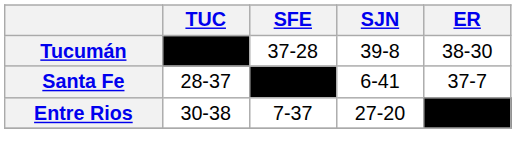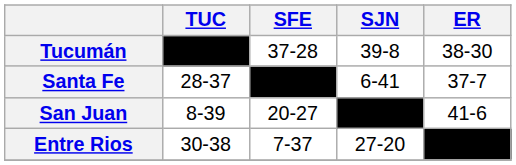+ row: (83, 113)
